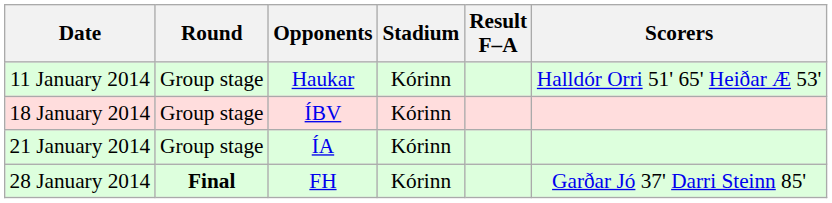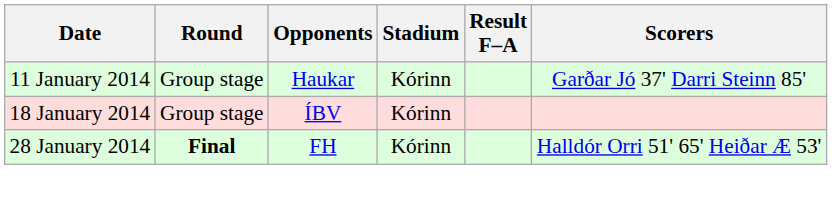(679, 79) Halldór Orri 51' 65' Heiðar Æ 53' -> (679, 79) Garðar Jó 37' Darri Steinn 85'
- row: (80, 146)
(679, 180) Garðar Jó 37' Darri Steinn 85' -> (679, 146) Halldór Orri 51' 65' Heiðar Æ 53'
